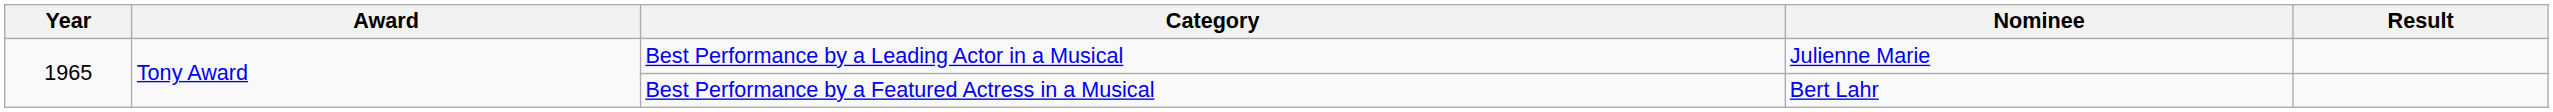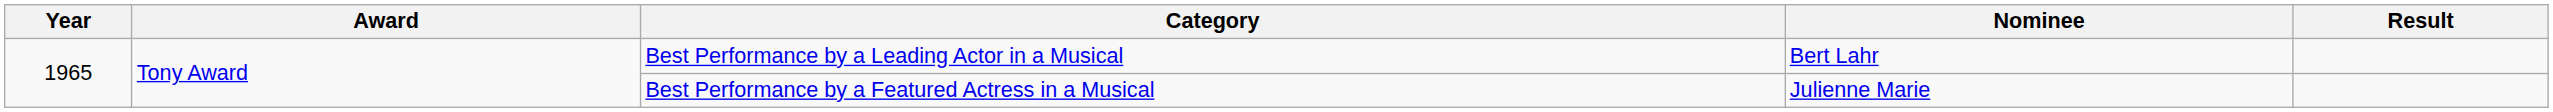(1860, 55) Julienne Marie -> (1834, 55) Bert Lahr
(1834, 90) Bert Lahr -> (1860, 90) Julienne Marie
